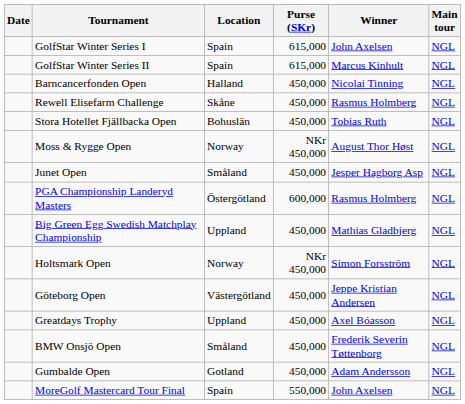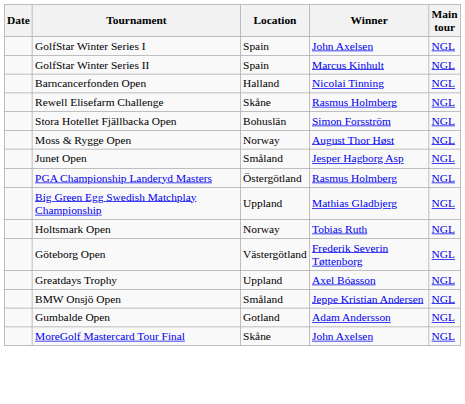- column: (301, 20)
(359, 121) Tobias Ruth -> (351, 121) Simon Forsström
(371, 262) Simon Forsström -> (340, 229) Tobias Ruth
(364, 295) Jeppe Kristian Andersen -> (350, 254) Frederik Severin Tøttenborg
(369, 346) Frederik Severin Tøttenborg -> (368, 298) Jeppe Kristian Andersen
(220, 390) Spain -> (257, 336) Skåne
